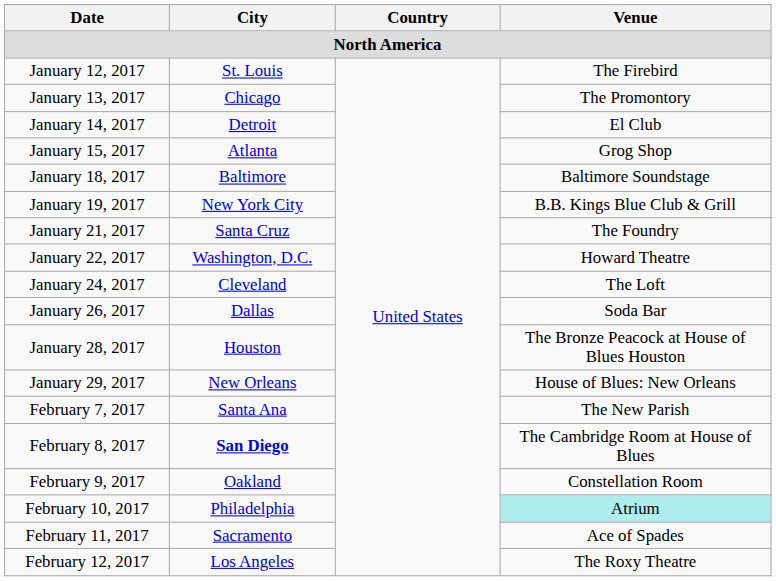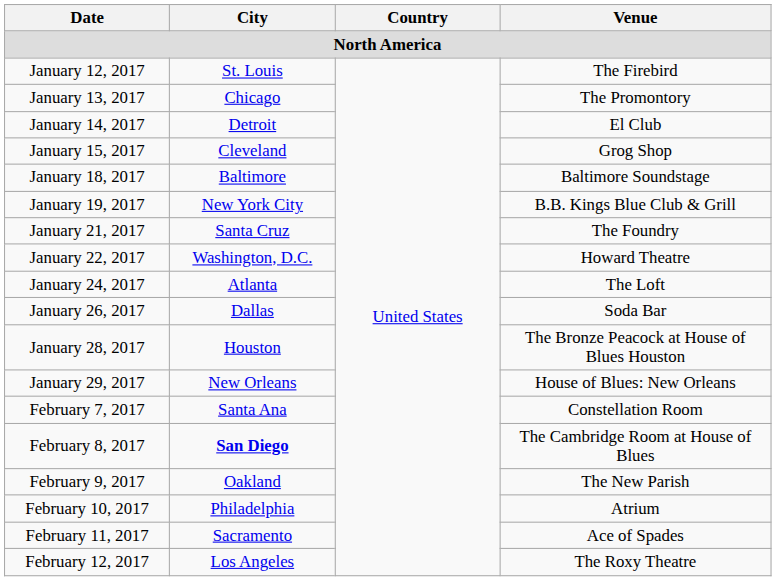(252, 151) Atlanta -> (252, 151) Cleveland
(252, 284) Cleveland -> (252, 284) Atlanta
(635, 409) The New Parish -> (635, 409) Constellation Room
(635, 481) Constellation Room -> (635, 481) The New Parish
(635, 508) paleturquoise background -> (635, 508) no background
